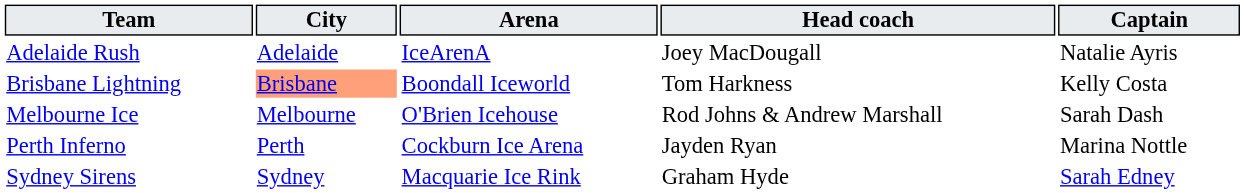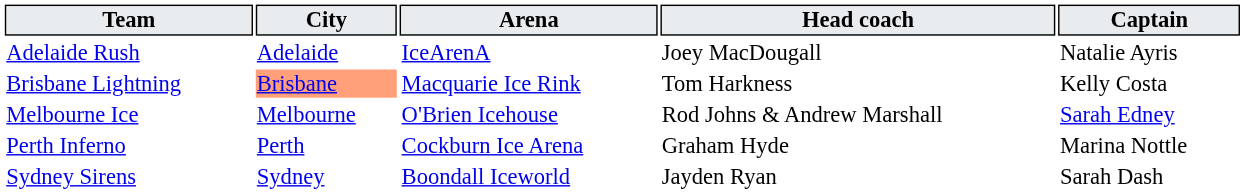(486, 83) Boondall Iceworld -> (491, 83) Macquarie Ice Rink
(1112, 114) Sarah Dash -> (1117, 114) Sarah Edney
(719, 145) Jayden Ryan -> (725, 145) Graham Hyde
(491, 176) Macquarie Ice Rink -> (486, 176) Boondall Iceworld
(725, 176) Graham Hyde -> (719, 176) Jayden Ryan
(1117, 176) Sarah Edney -> (1112, 176) Sarah Dash
